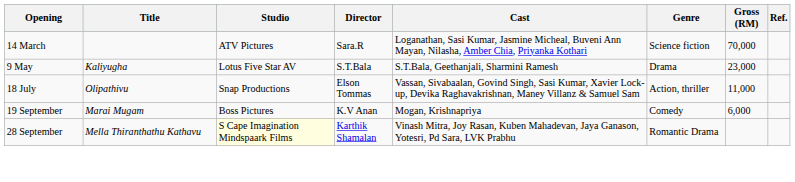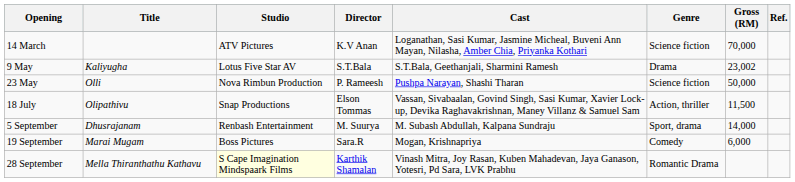(350, 45) Sara.R -> (357, 45) K.V Anan
(742, 67) 23,000 -> (742, 67) 23,002
+ row: (22, 83)
(741, 88) 11,000 -> (741, 104) 11,500
+ row: (32, 126)
(357, 110) K.V Anan -> (350, 142) Sara.R
